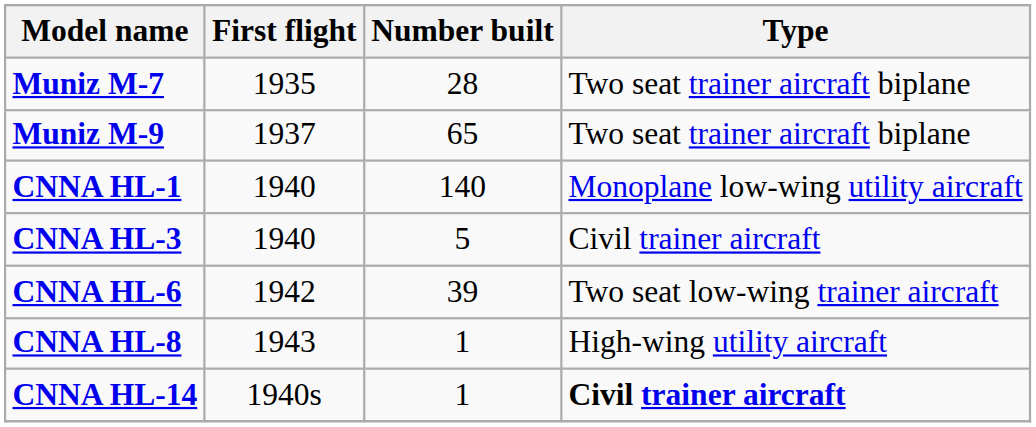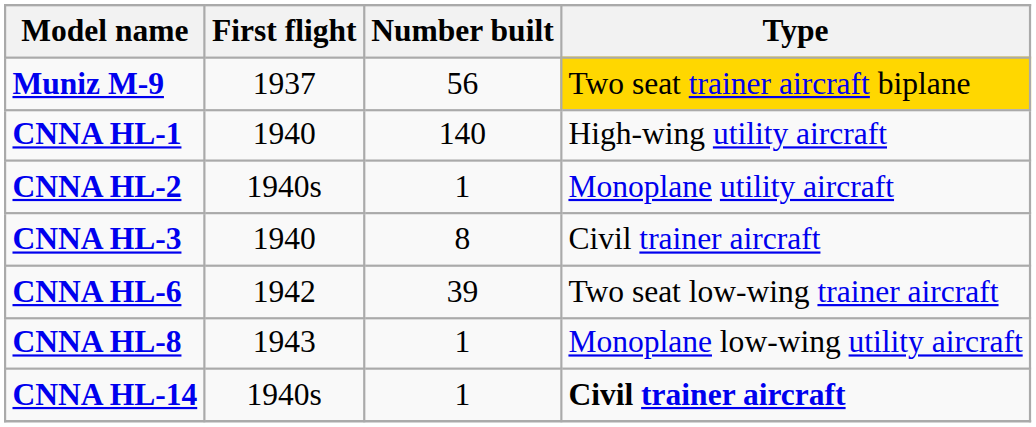- row: (88, 82)
(462, 134) 65 -> (462, 82) 56
(769, 134) no background -> (769, 82) gold background
(796, 186) Monoplane low-wing utility aircraft -> (728, 134) High-wing utility aircraft
+ row: (97, 186)
(462, 238) 5 -> (462, 238) 8
(728, 342) High-wing utility aircraft -> (796, 342) Monoplane low-wing utility aircraft
